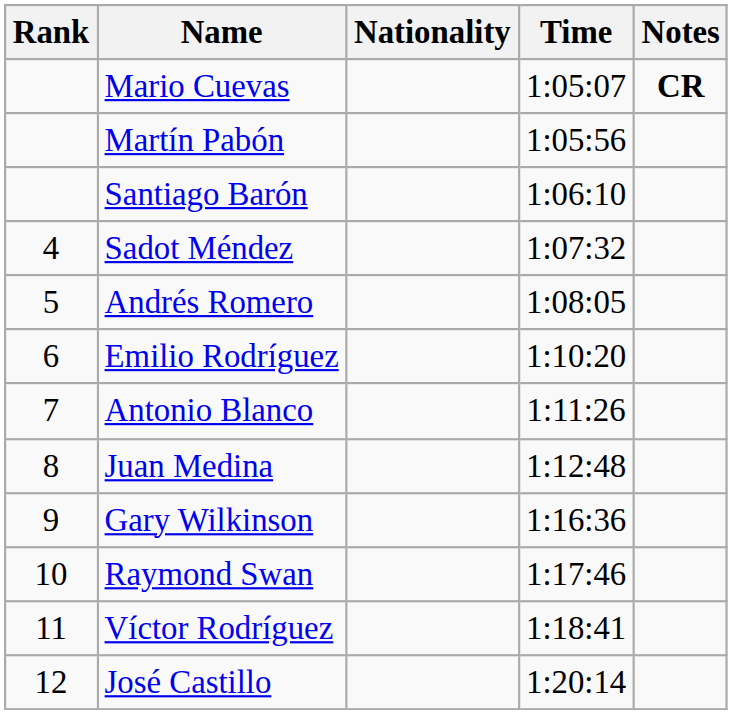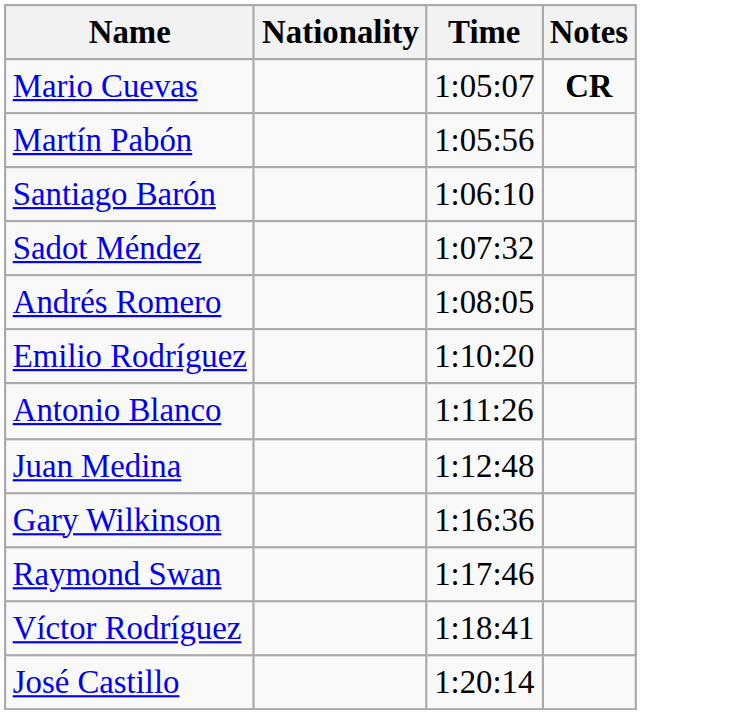- column: (51, 31)
